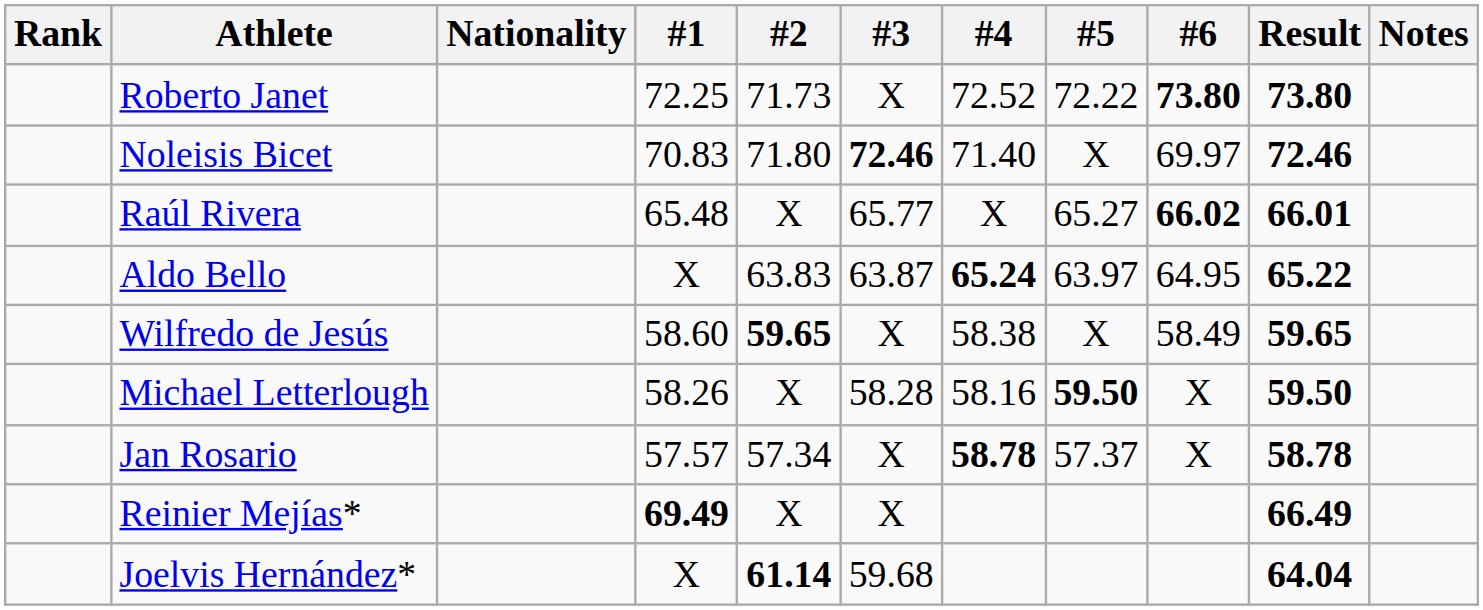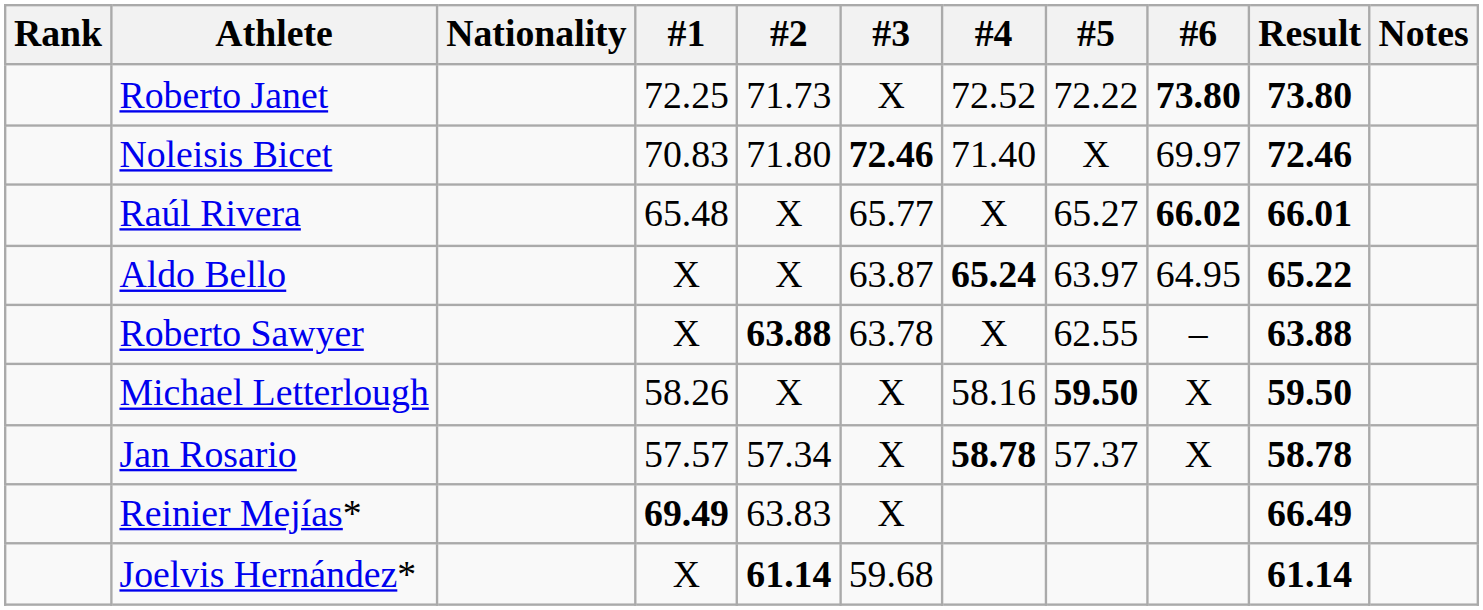(789, 273) 63.83 -> (789, 273) X
+ row: (242, 333)
- row: (254, 333)
(891, 393) 58.28 -> (891, 393) X
(789, 513) X -> (789, 513) 63.83
(1310, 573) 64.04 -> (1310, 573) 61.14
